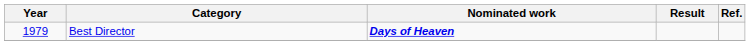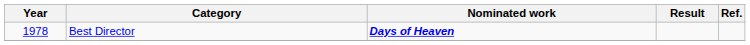(35, 31) 1979 -> (35, 31) 1978
